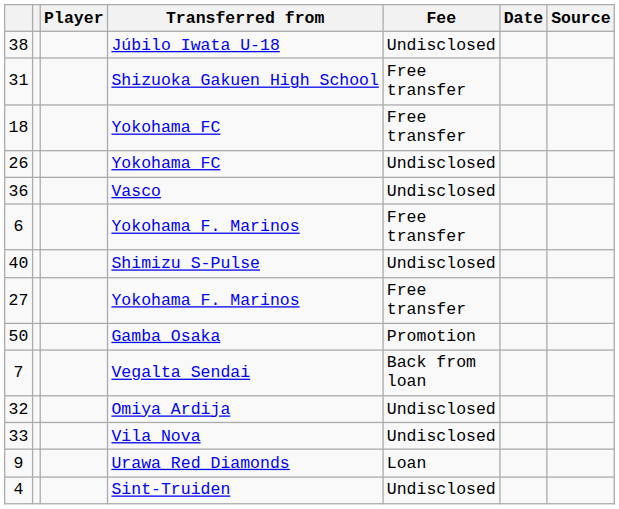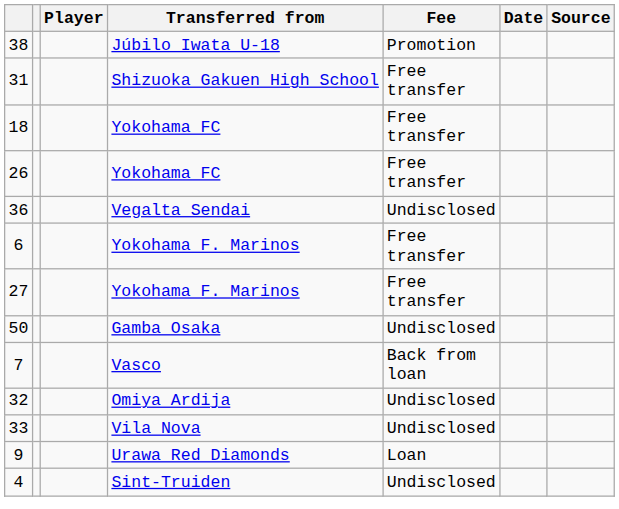(441, 45) Undisclosed -> (431, 45) Promotion
(441, 164) Undisclosed -> (426, 173) Free transfer
(136, 191) Vasco -> (181, 210) Vegalta Sendai
- row: (18, 264)
(431, 336) Promotion -> (441, 329) Undisclosed
(181, 373) Vegalta Sendai -> (136, 365) Vasco
